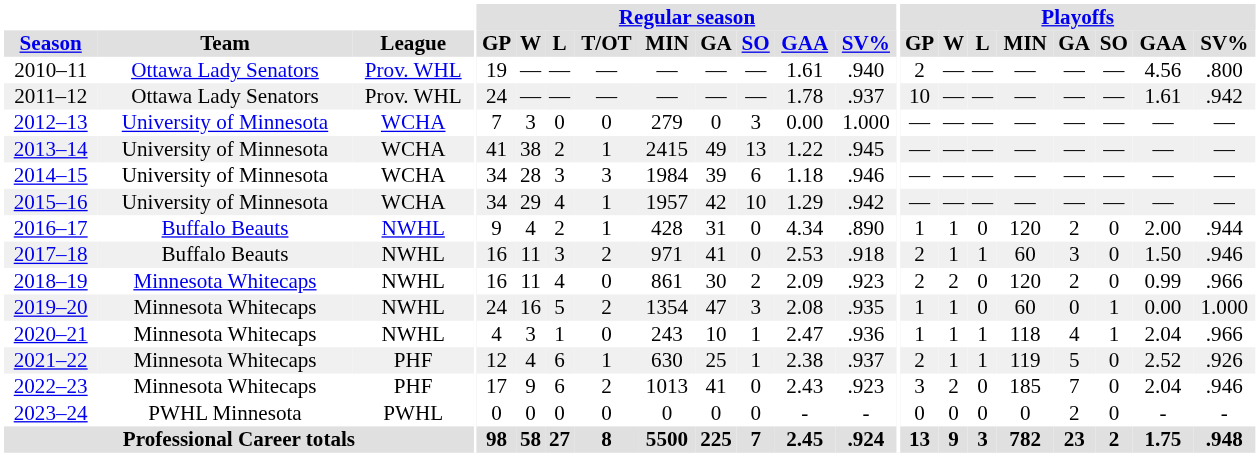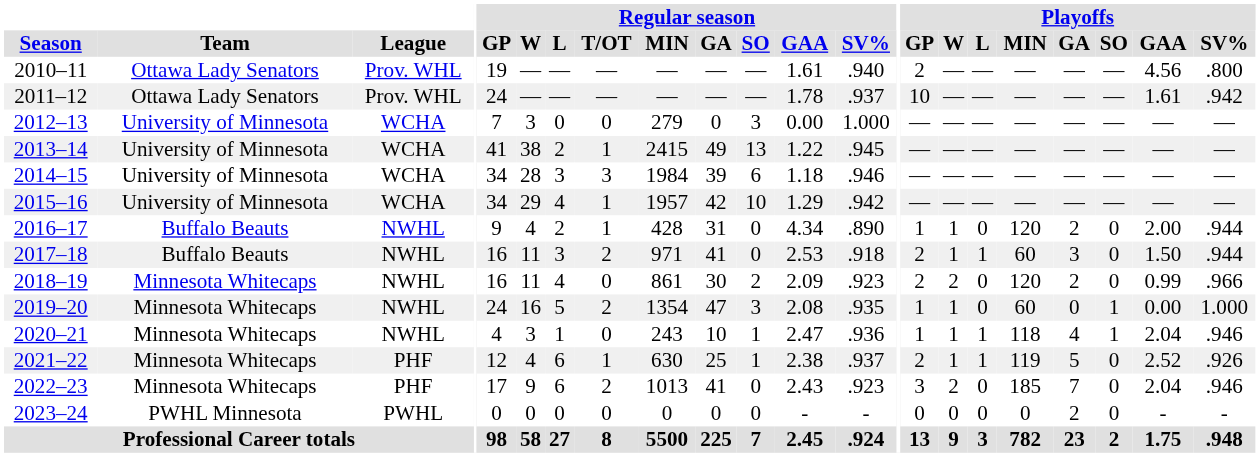(1224, 254) .946 -> (1224, 254) .944
(1224, 333) .966 -> (1224, 333) .946
